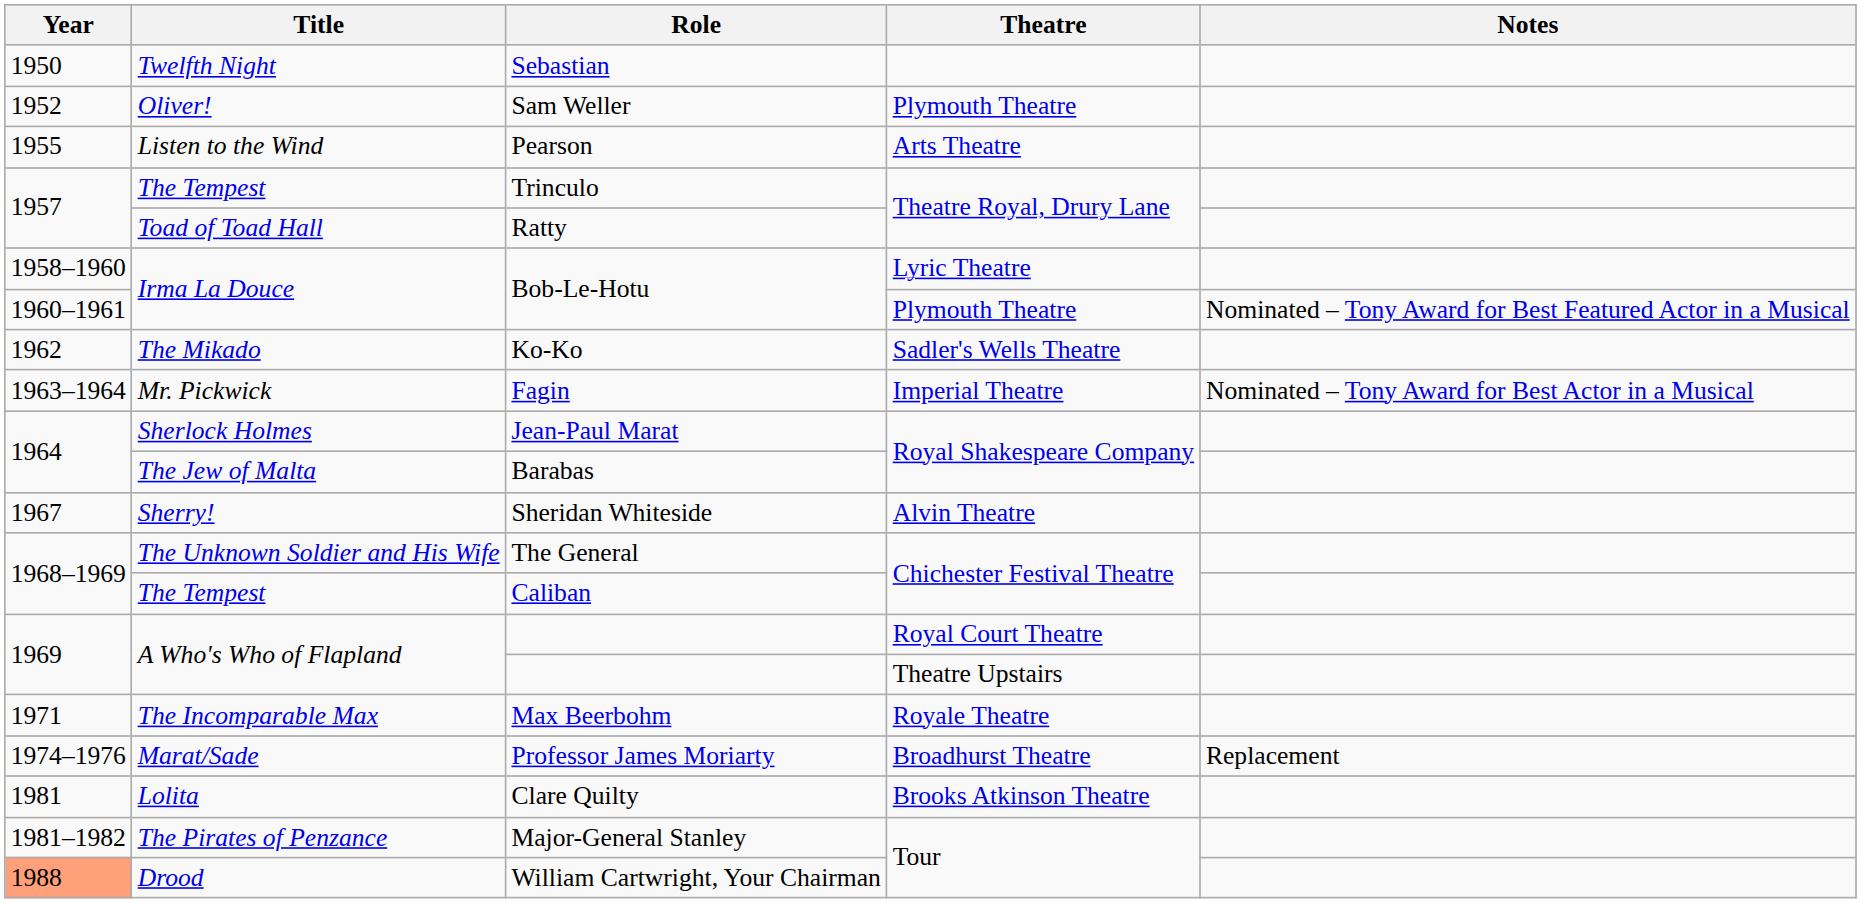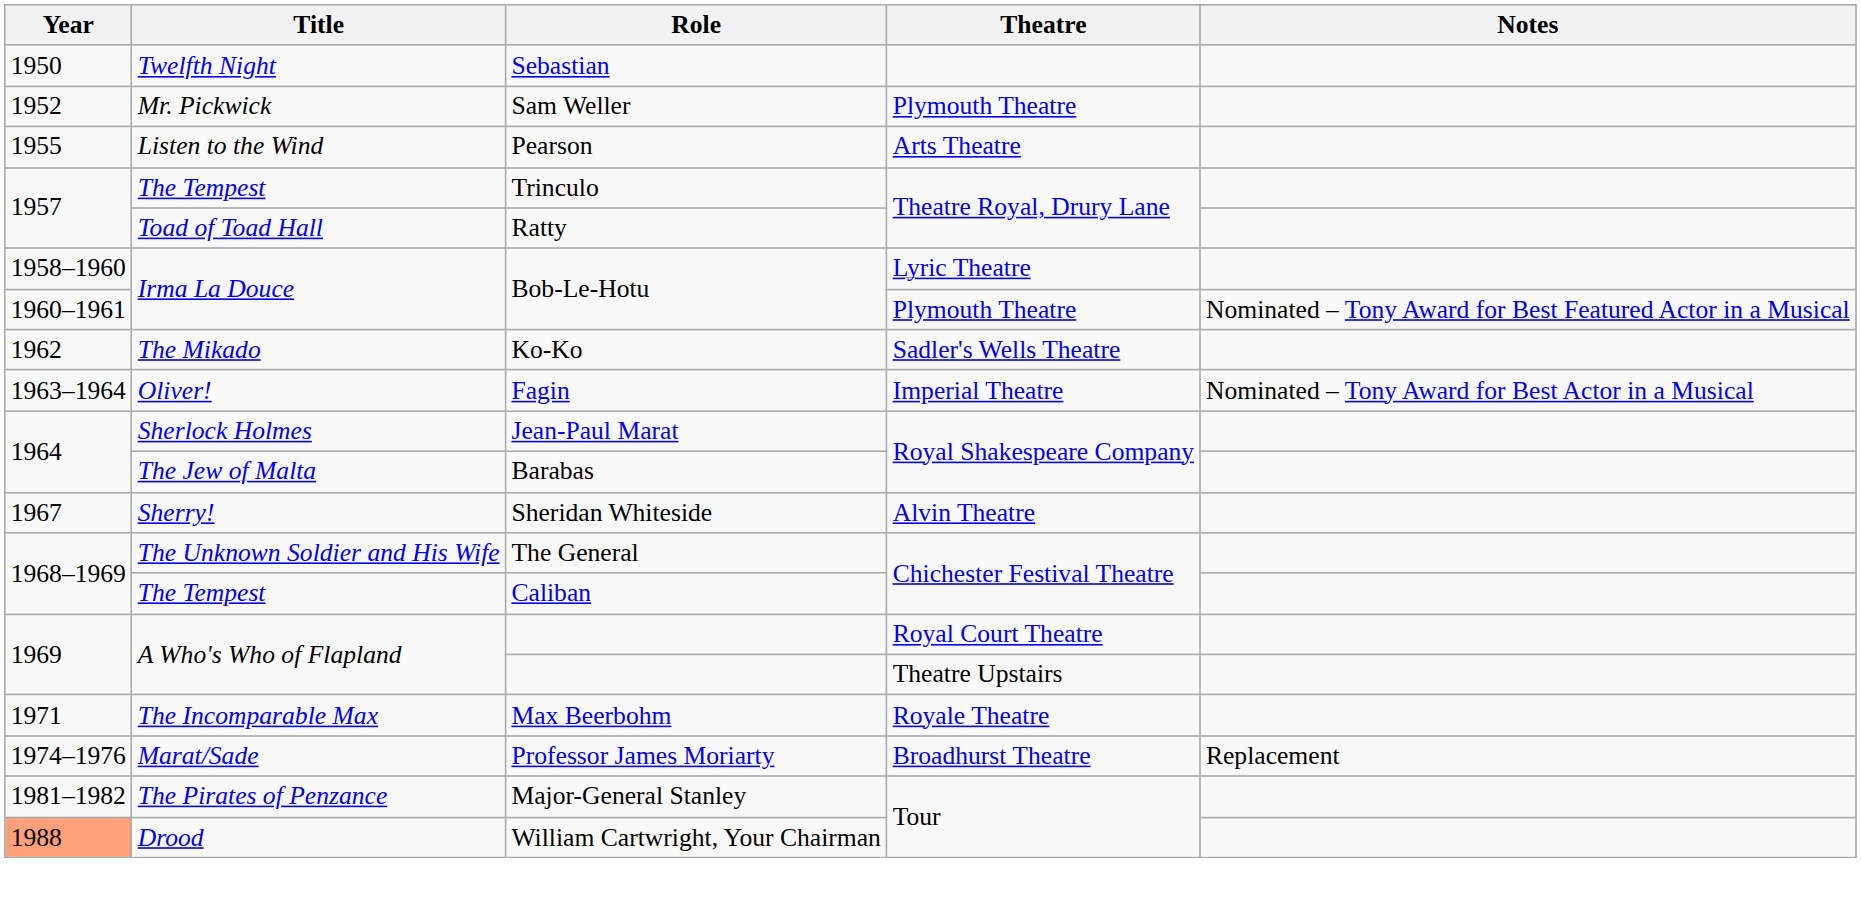(175, 106) Oliver! -> (205, 106) Mr. Pickwick
(205, 390) Mr. Pickwick -> (175, 390) Oliver!
- row: (575, 796)
